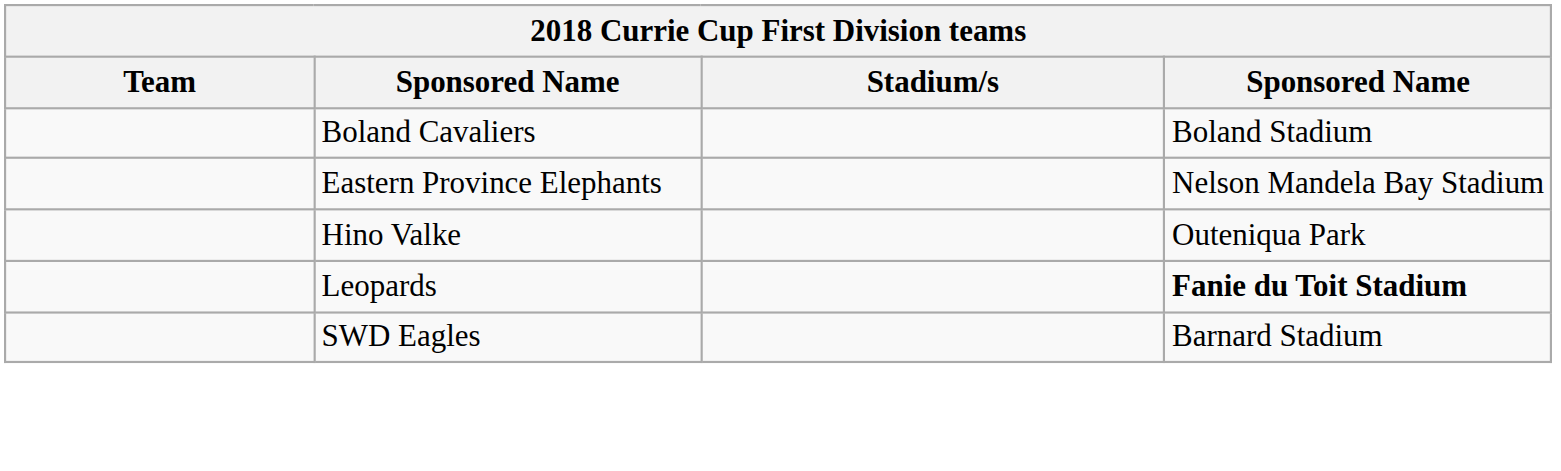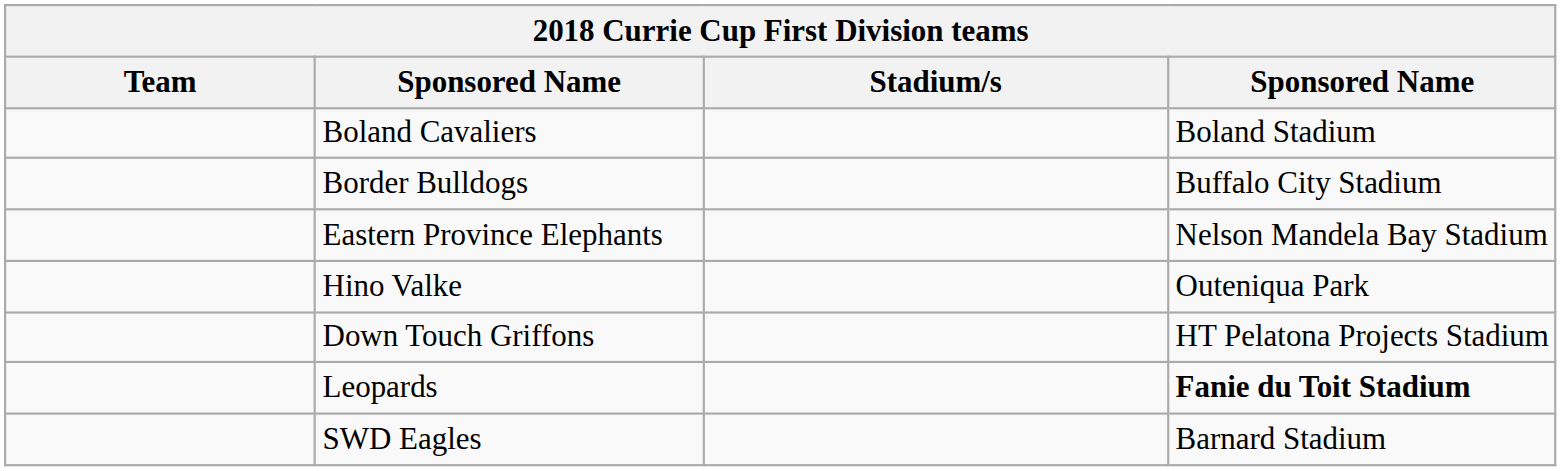+ row: (425, 183)
+ row: (458, 336)
